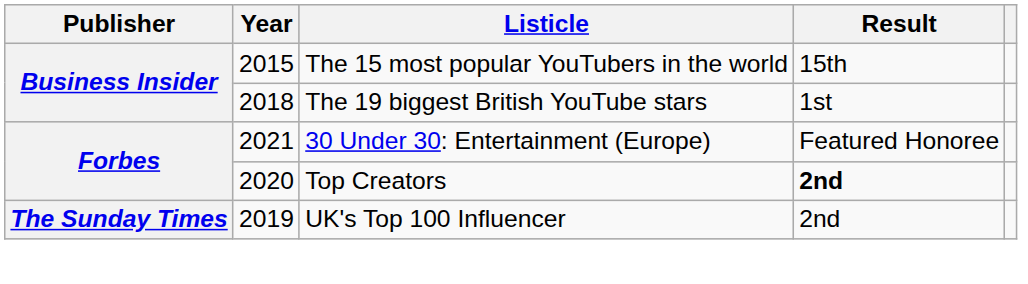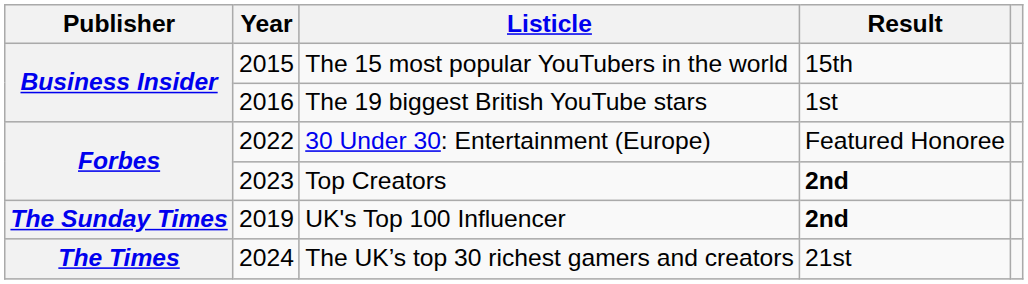(266, 102) 2018 -> (266, 102) 2016
(266, 141) 2021 -> (266, 141) 2022
(266, 180) 2020 -> (266, 180) 2023
(820, 219) normal -> (827, 219) bold
+ row: (549, 258)
